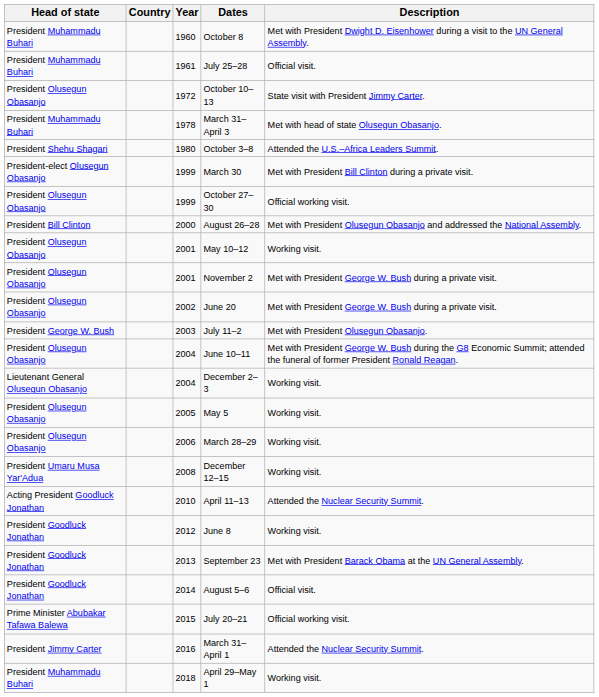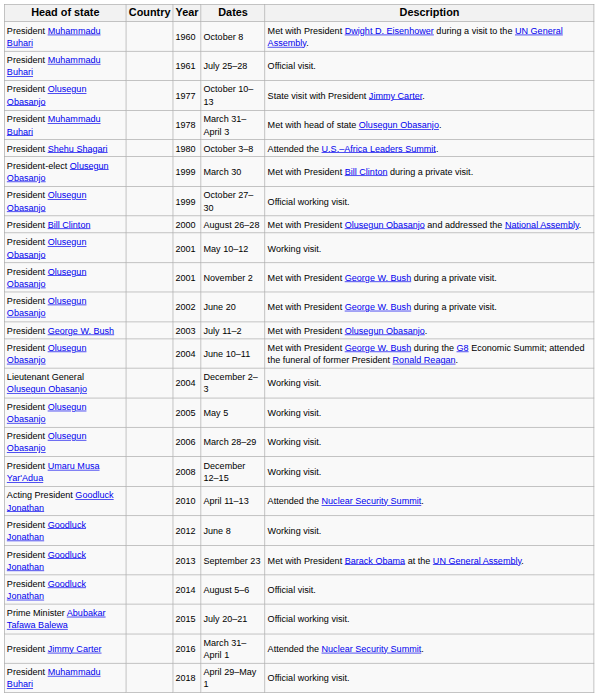(186, 96) 1972 -> (186, 96) 1977
(294, 678) Working visit. -> (309, 678) Official working visit.
